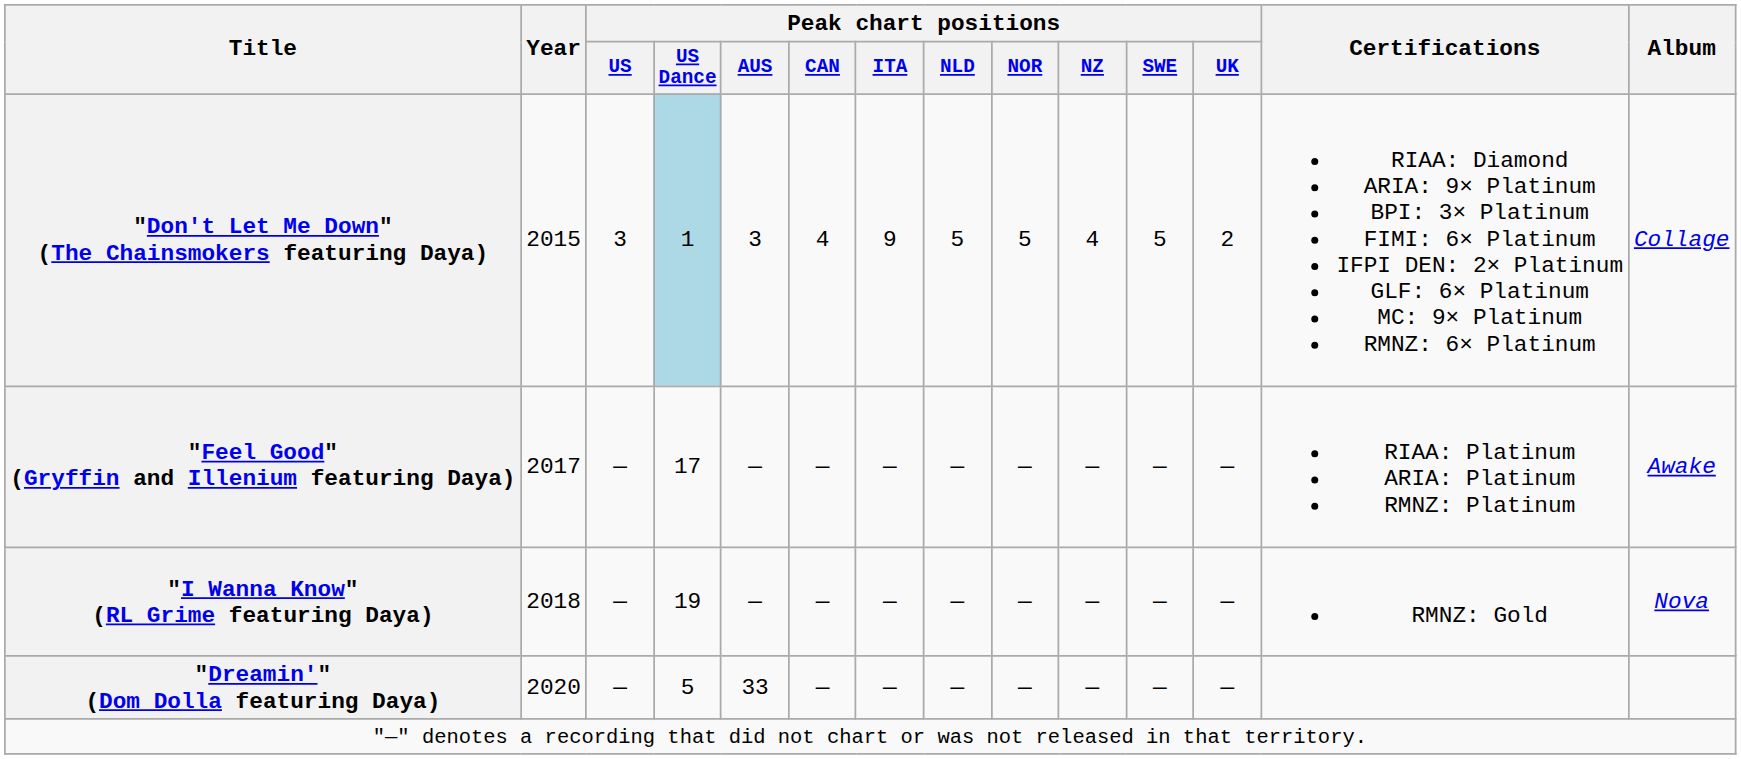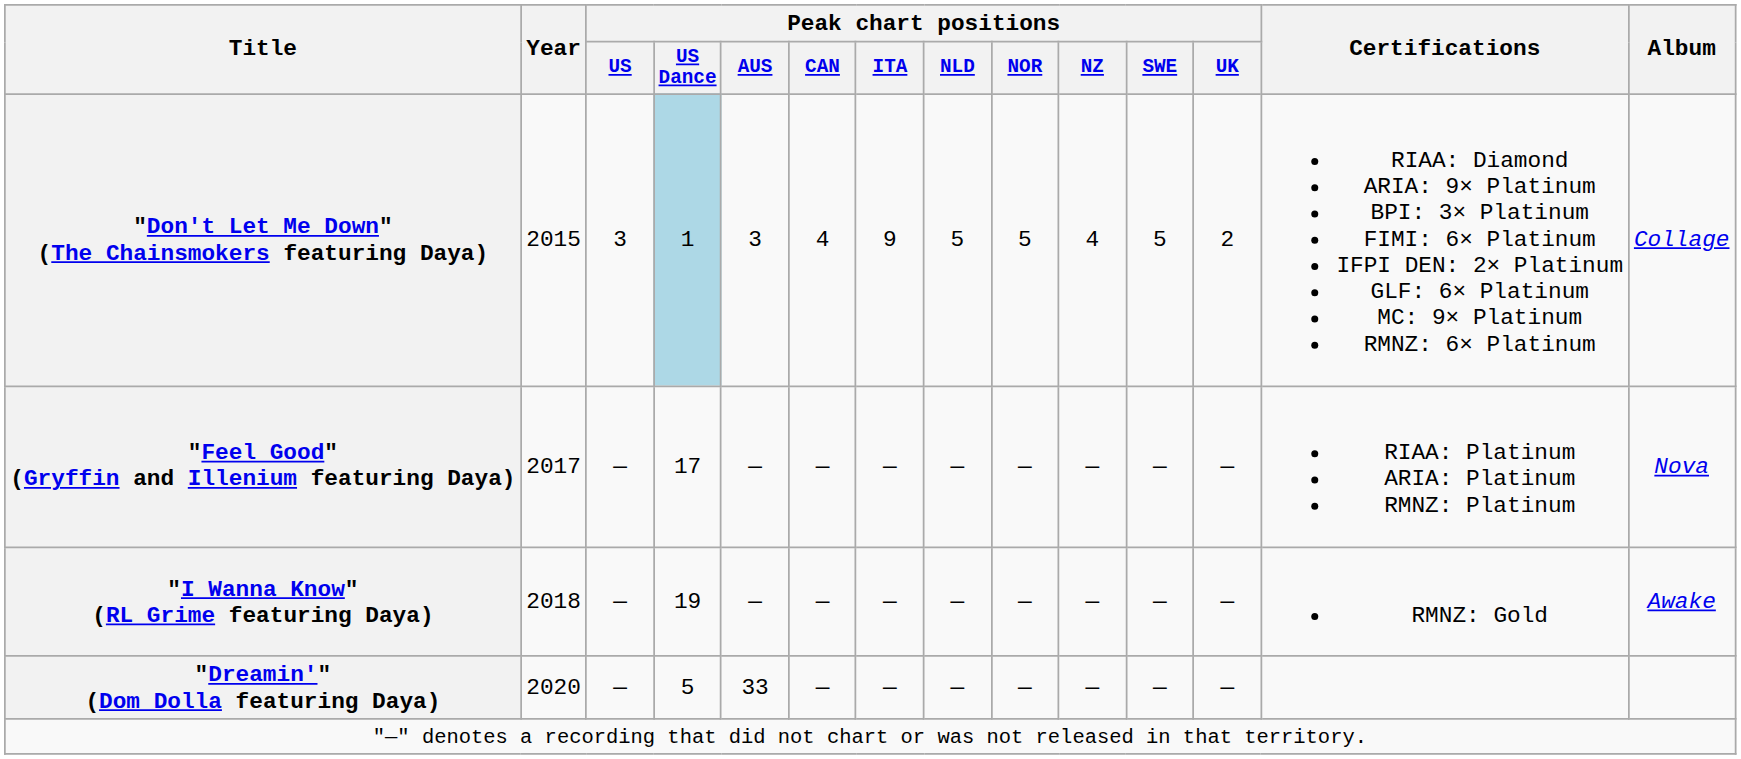(1682, 467) Awake -> (1682, 467) Nova
(1682, 602) Nova -> (1682, 602) Awake
